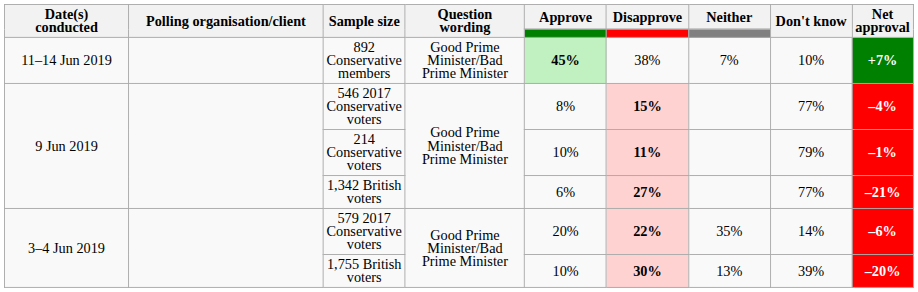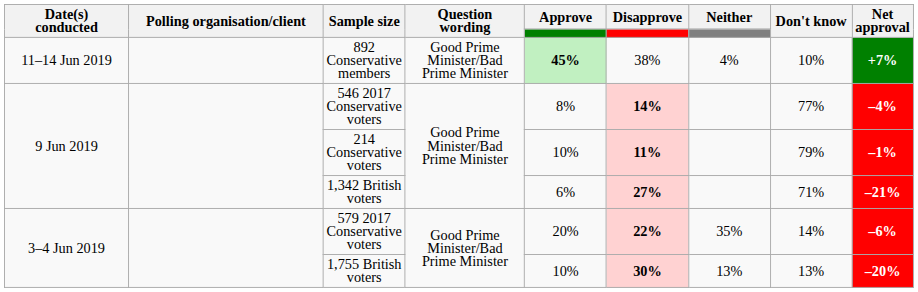(729, 60) 7% -> (729, 60) 4%
(647, 106) 15% -> (647, 106) 14%
(811, 192) 77% -> (811, 192) 71%
(811, 271) 39% -> (811, 271) 13%
